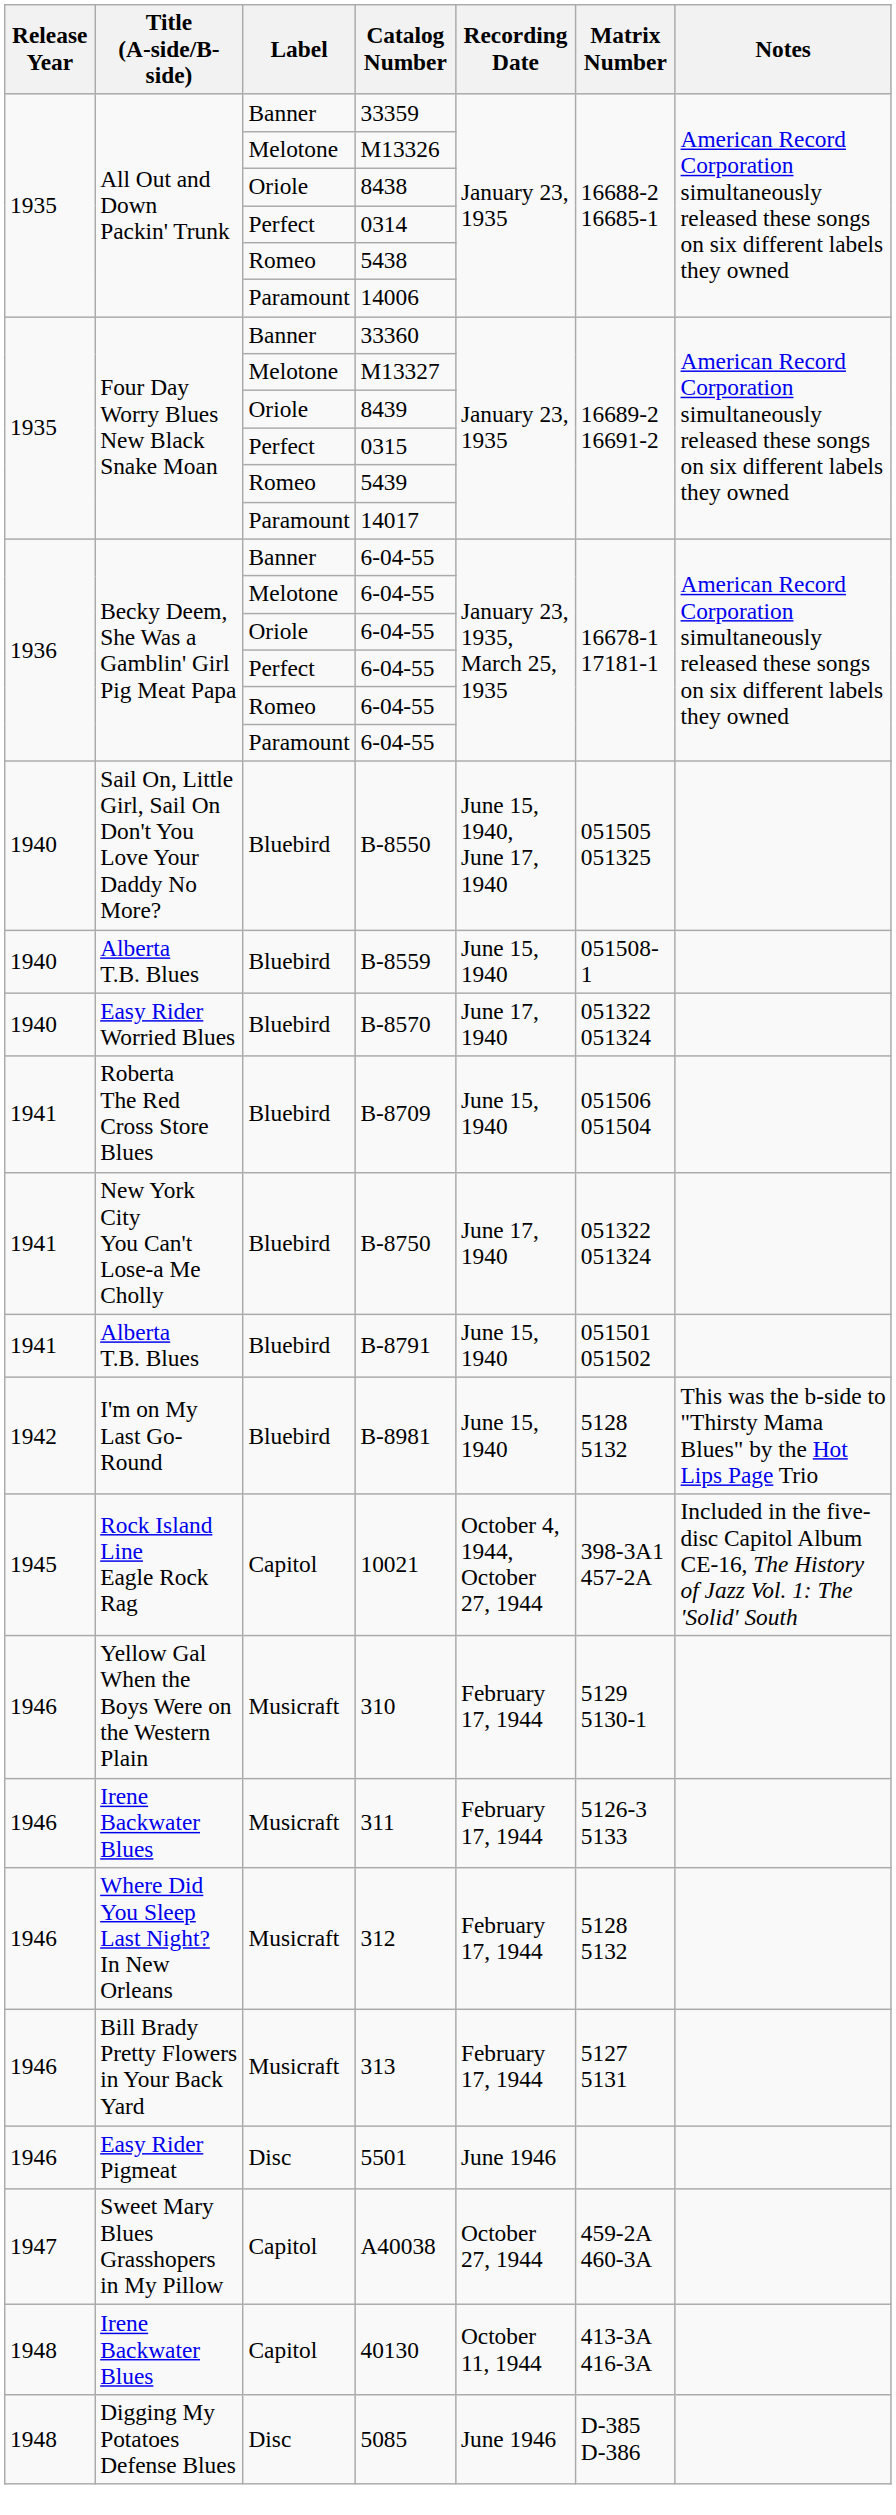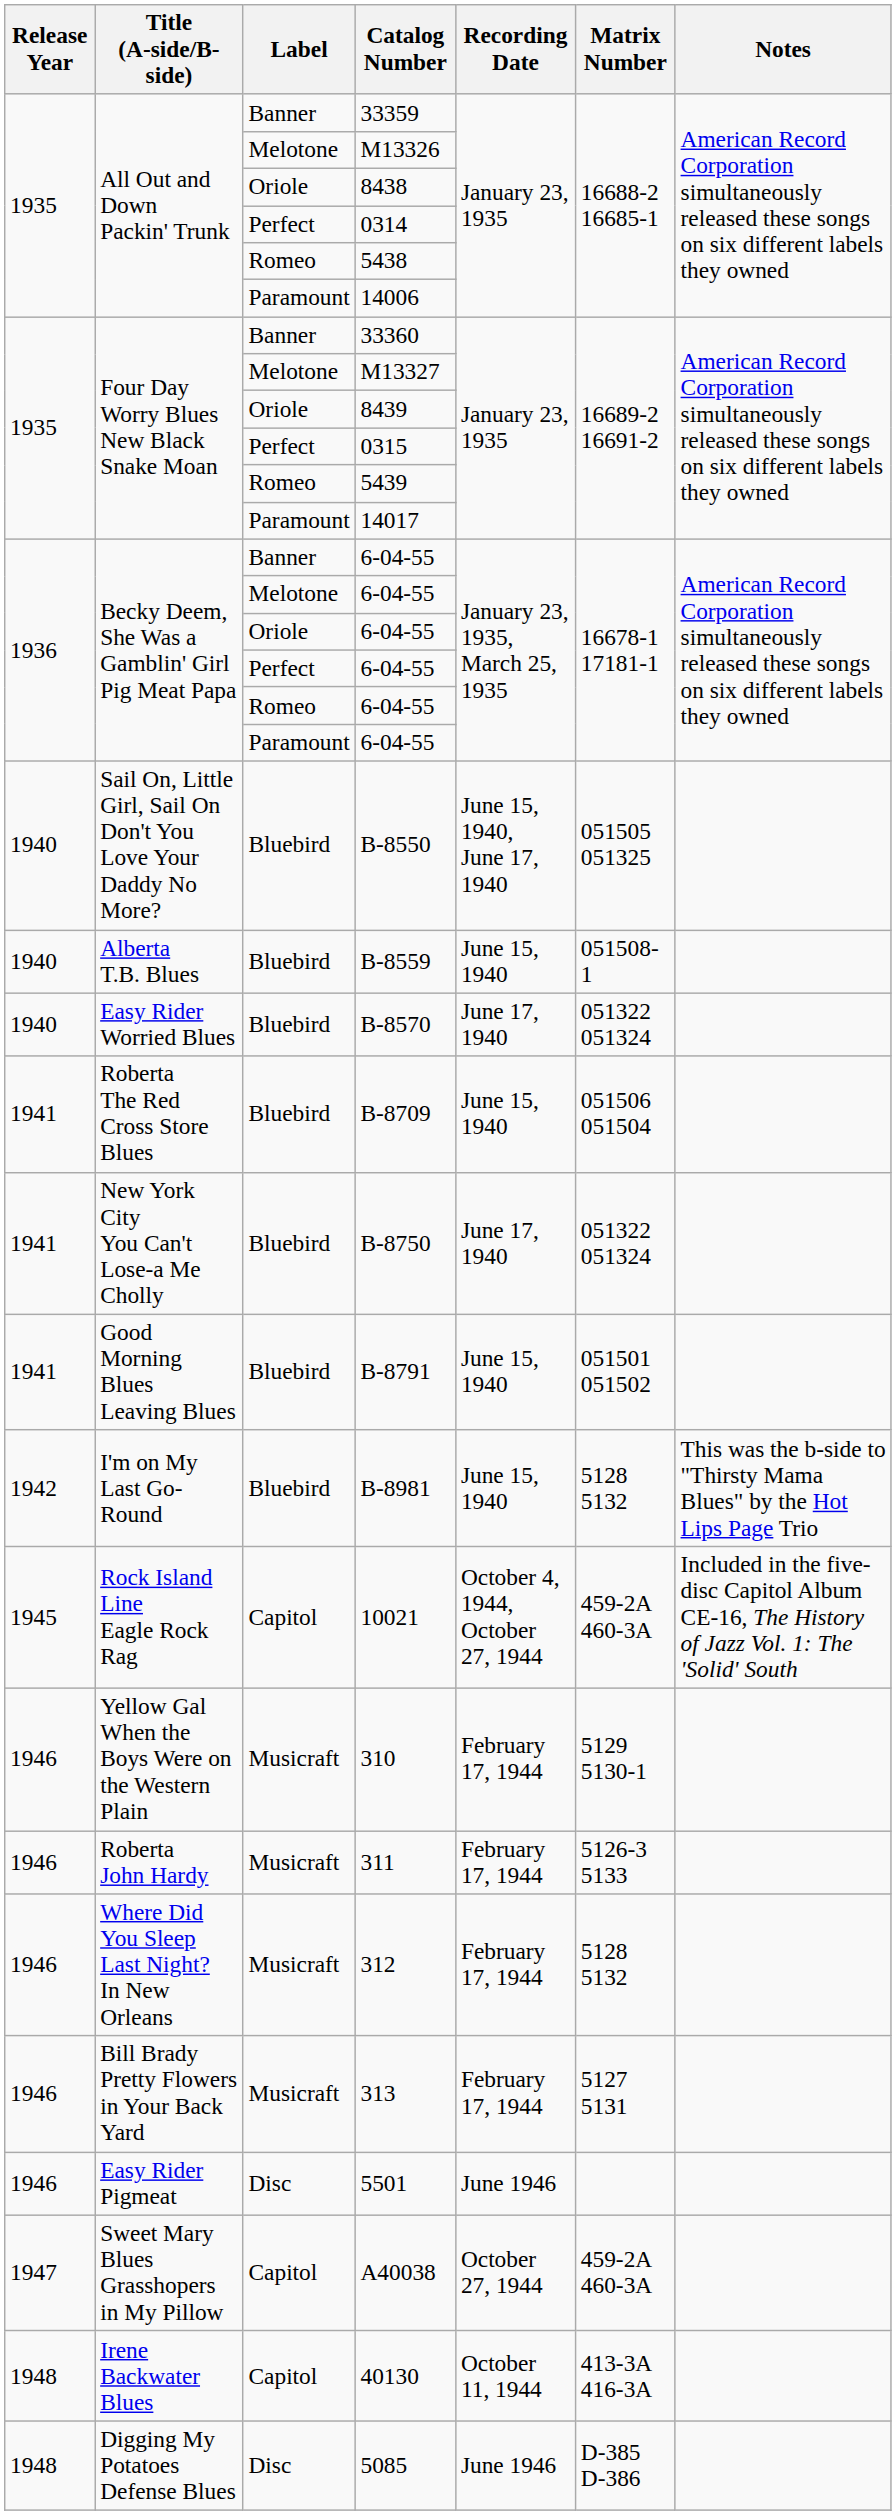(150, 1345) Alberta T.B. Blues -> (168, 1372) Good Morning Blues Leaving Blues
(622, 1564) 398-3A1 457-2A -> (617, 1616) 459-2A 460-3A
(150, 1822) Irene Backwater Blues -> (154, 1861) Roberta John Hardy
